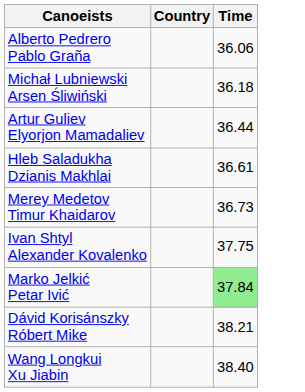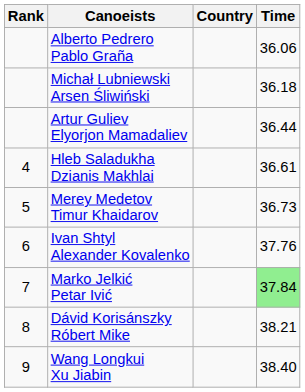+ column: (26, 16)
(235, 247) 37.75 -> (278, 247) 37.76
